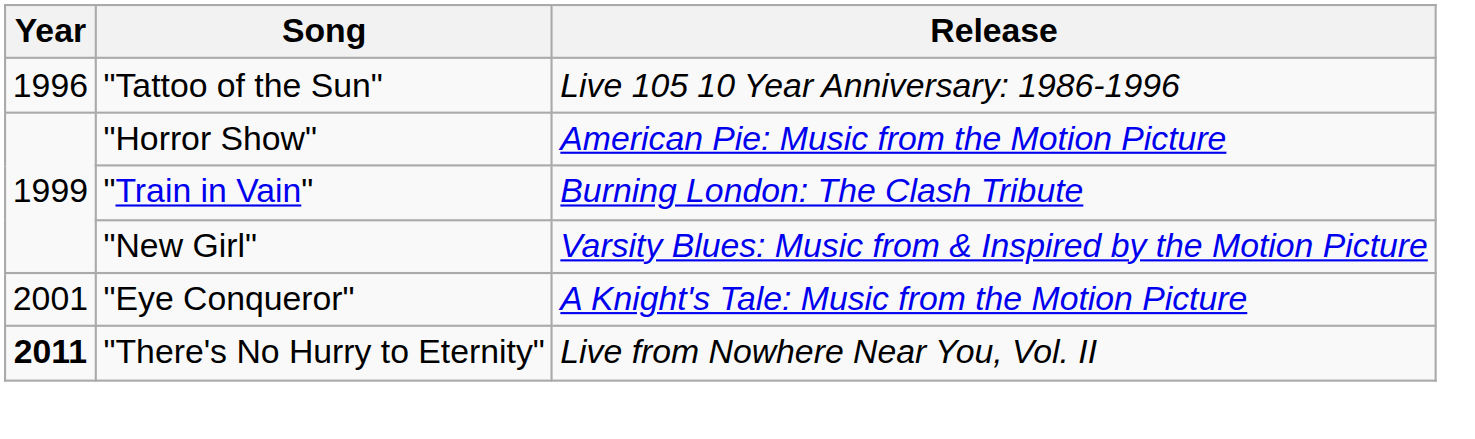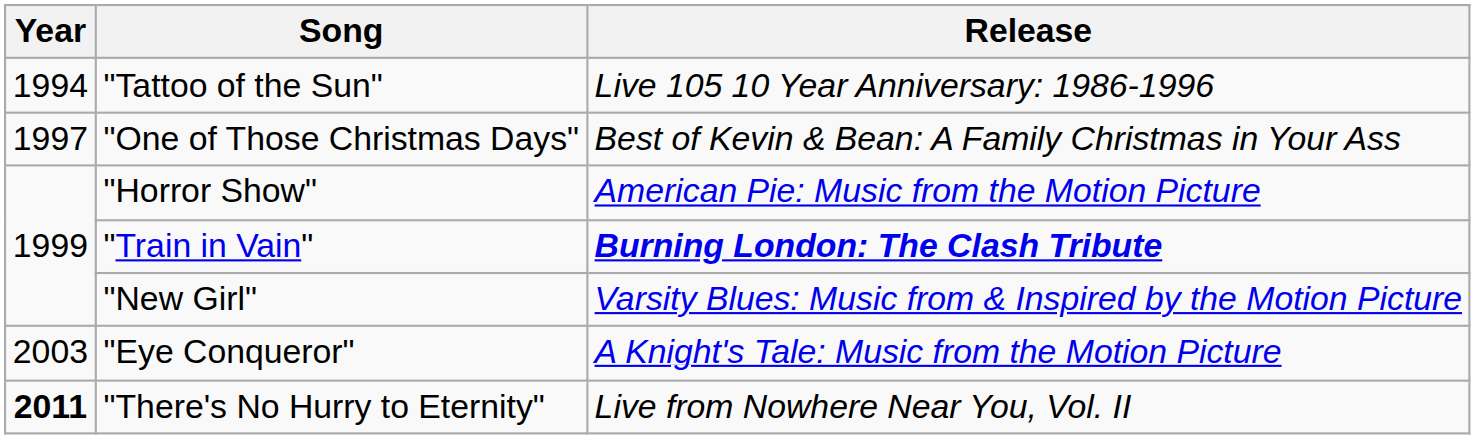(50, 84) 1996 -> (50, 84) 1994
+ row: (341, 138)
(822, 191) normal -> (878, 245) bold
(50, 298) 2001 -> (50, 352) 2003
